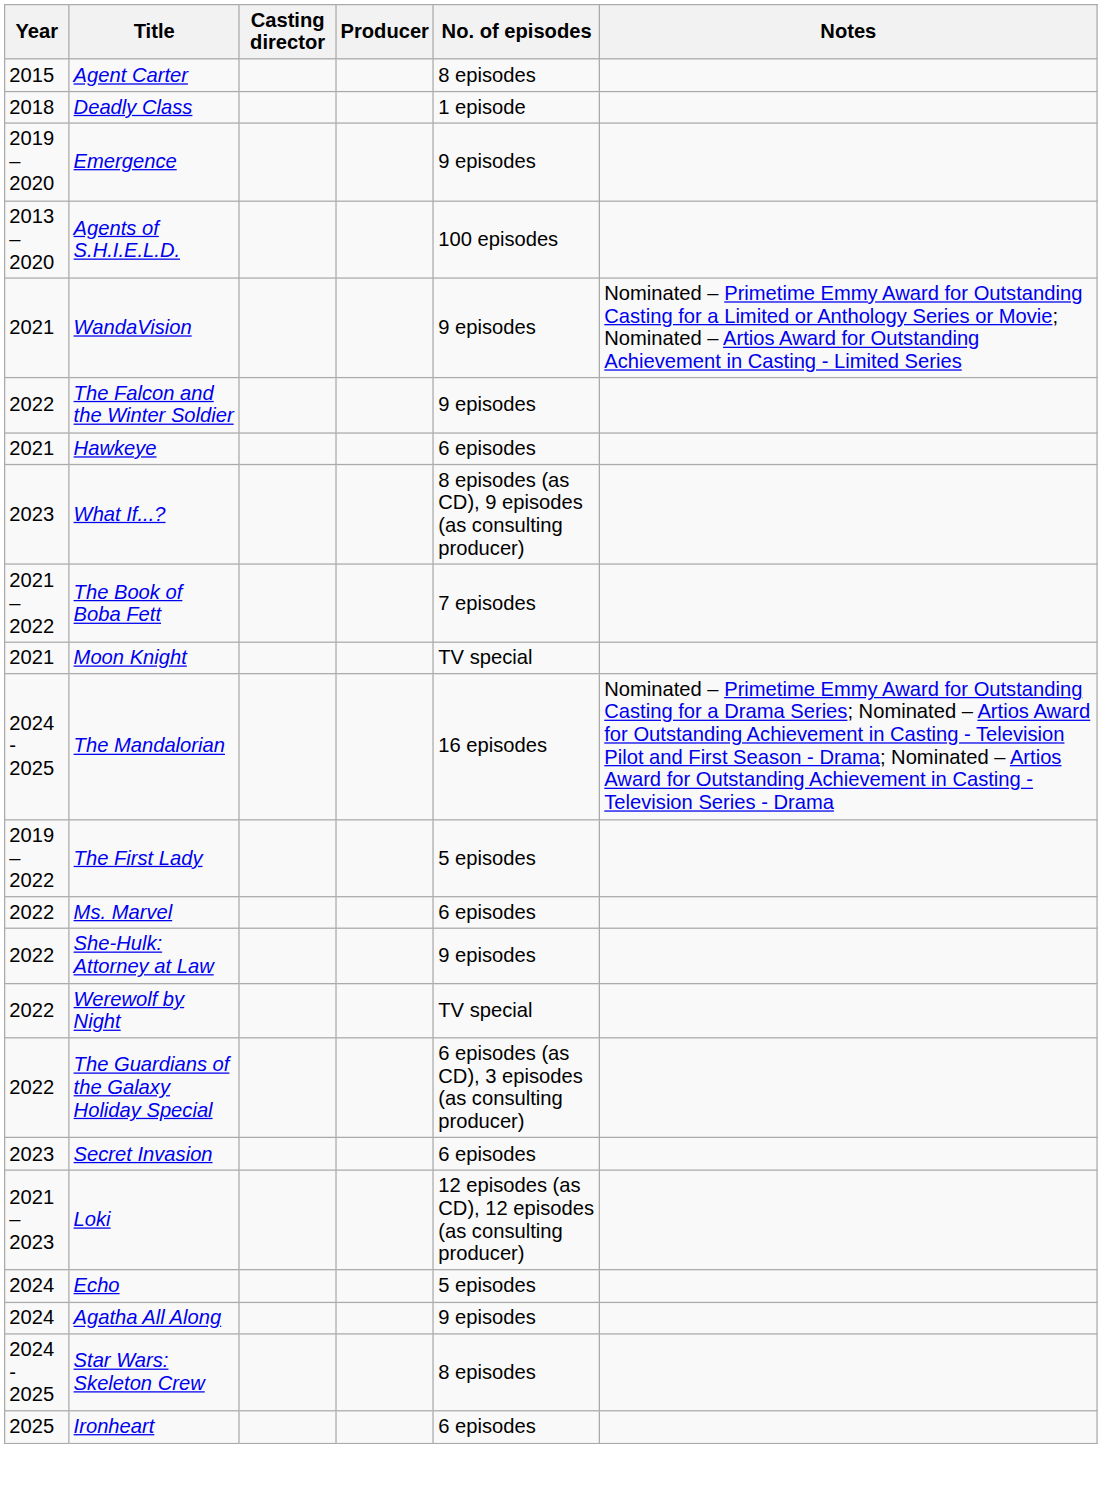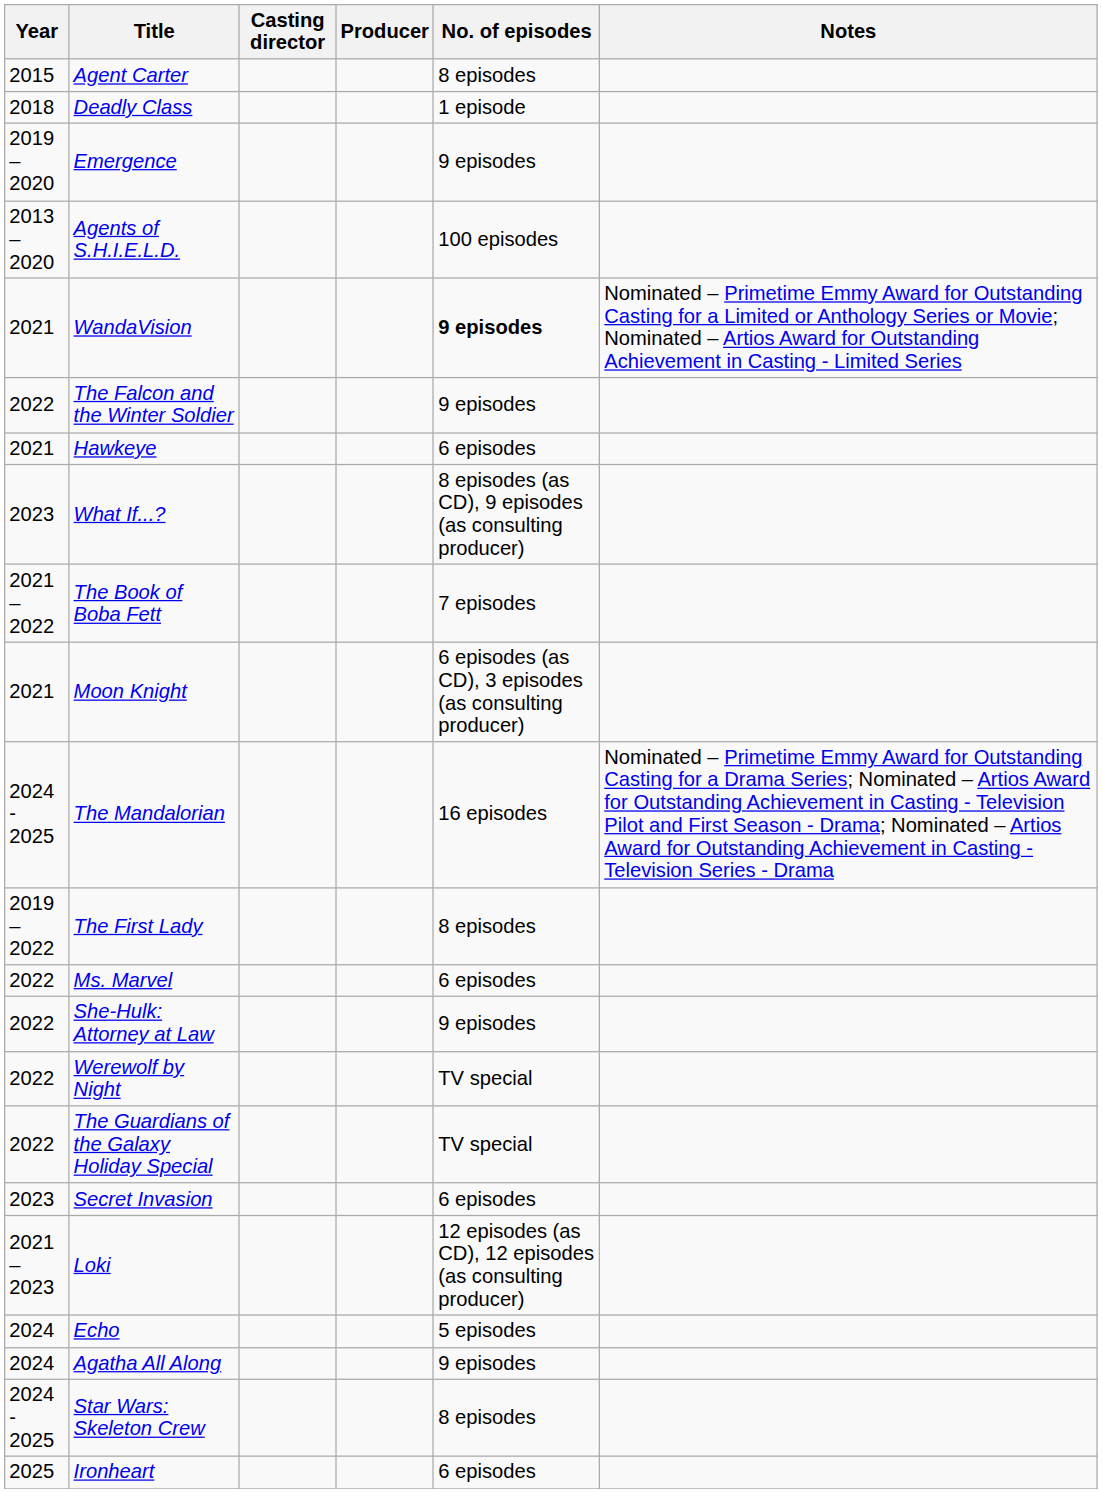(487, 327) normal -> (490, 327) bold
(485, 657) TV special -> (511, 691) 6 episodes (as CD), 3 episodes (as consulting producer)
(487, 857) 5 episodes -> (487, 925) 8 episodes
(511, 1087) 6 episodes (as CD), 3 episodes (as consulting producer) -> (485, 1144) TV special
